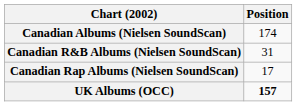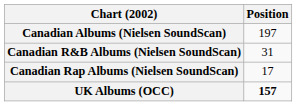(268, 33) 174 -> (268, 33) 197
